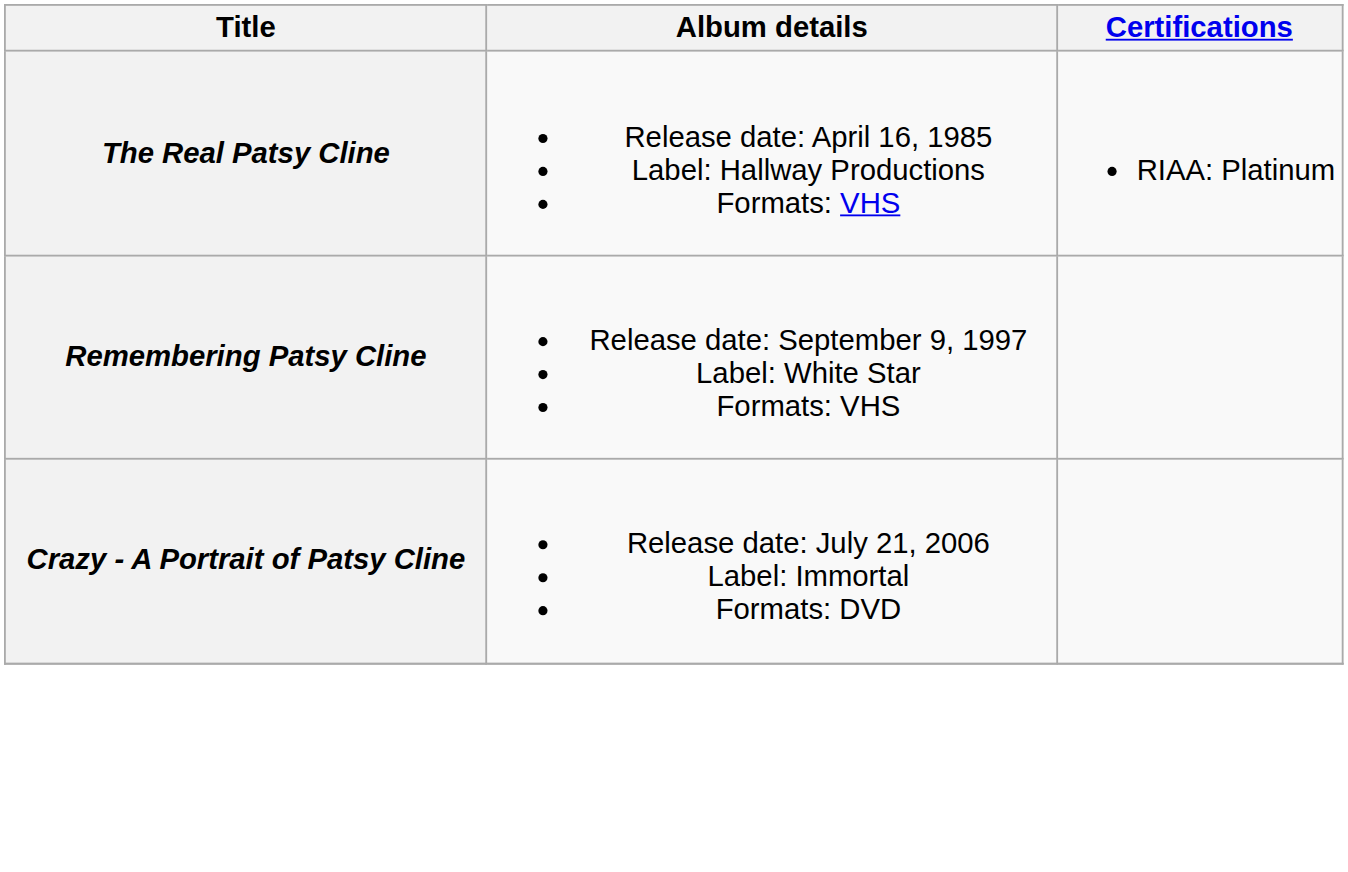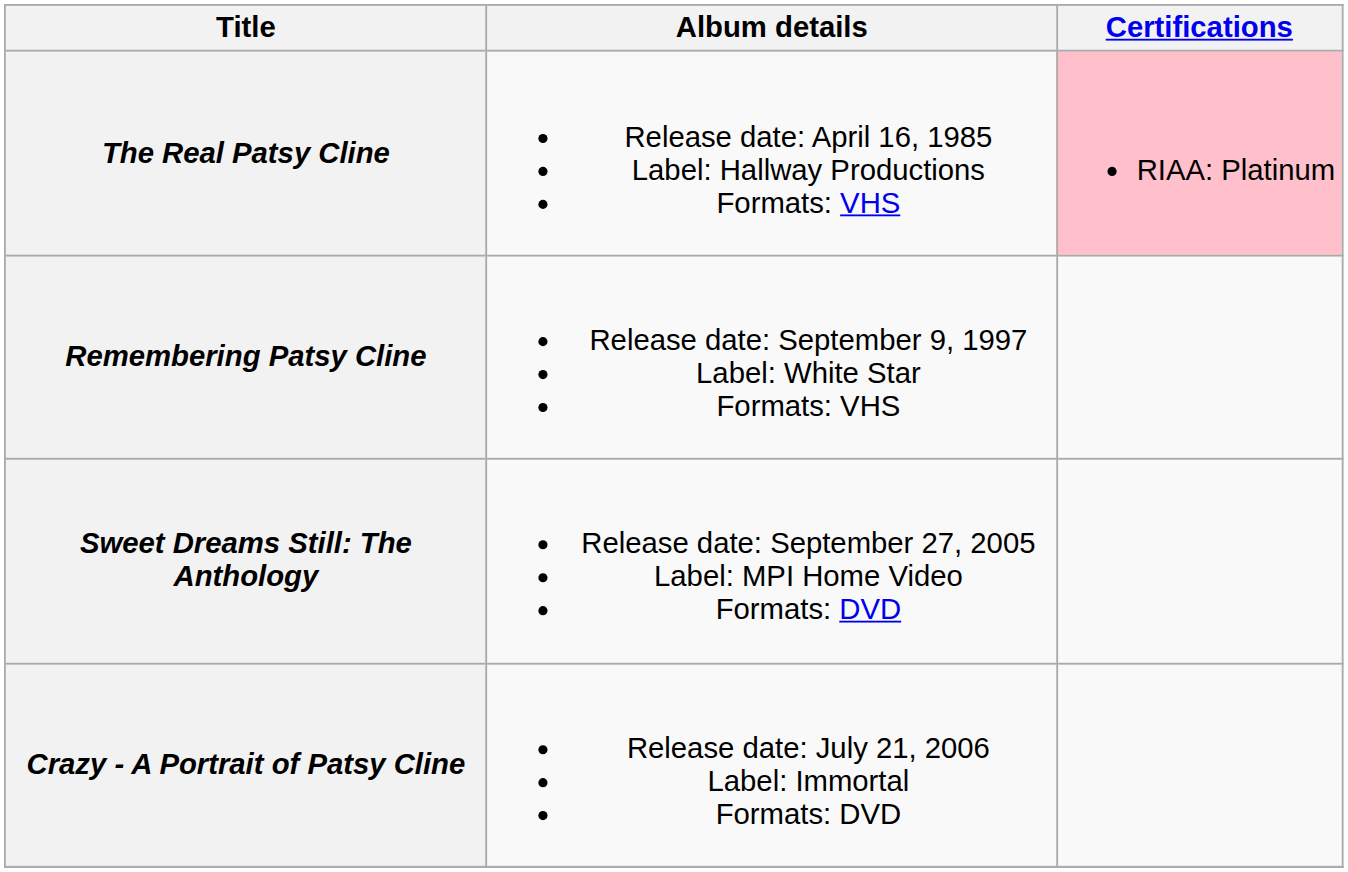(1199, 170) no background -> (1199, 170) pink background
+ row: (246, 560)
